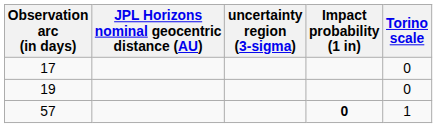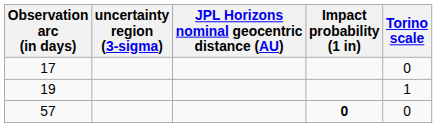columns swapped: (158, 31) <-> (265, 31)
(407, 90) 0 -> (407, 90) 1
(407, 112) 1 -> (407, 112) 0
